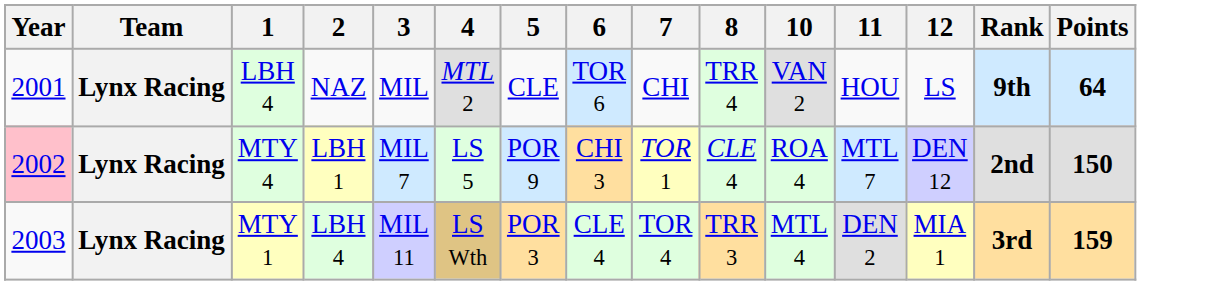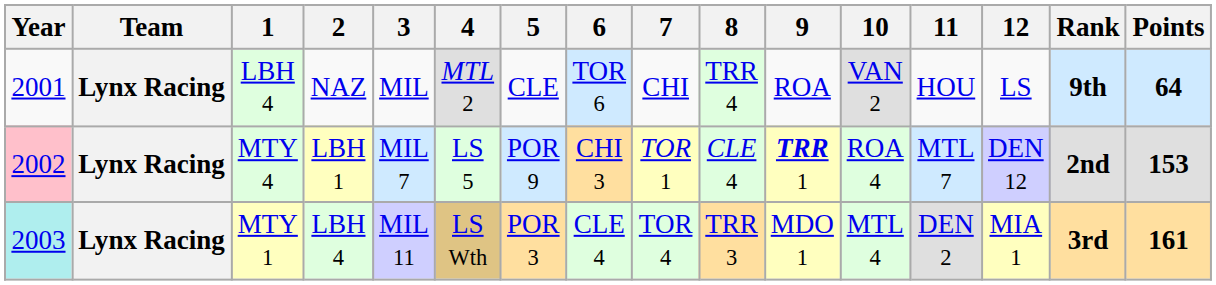+ column: (802, 26)
(1093, 163) 150 -> (1169, 163) 153
(38, 239) no background -> (38, 239) paleturquoise background
(1093, 239) 159 -> (1169, 239) 161
